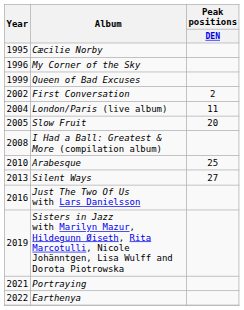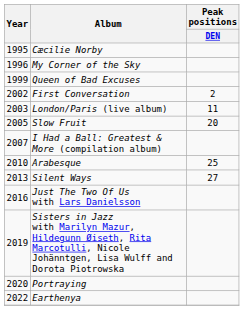(17, 109) 2004 -> (17, 109) 2003
(17, 143) 2008 -> (17, 143) 2007
(17, 283) 2021 -> (17, 283) 2020
